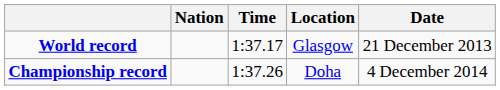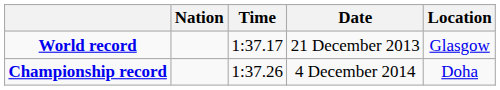columns swapped: (323, 17) <-> (427, 17)
